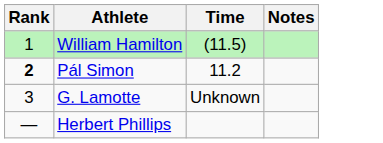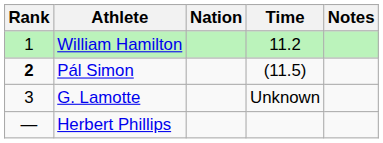+ column: (216, 17)
(225, 44) (11.5) -> (285, 44) 11.2
(225, 71) 11.2 -> (285, 71) (11.5)
